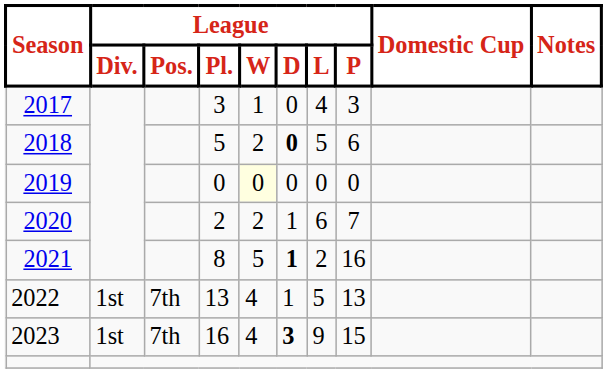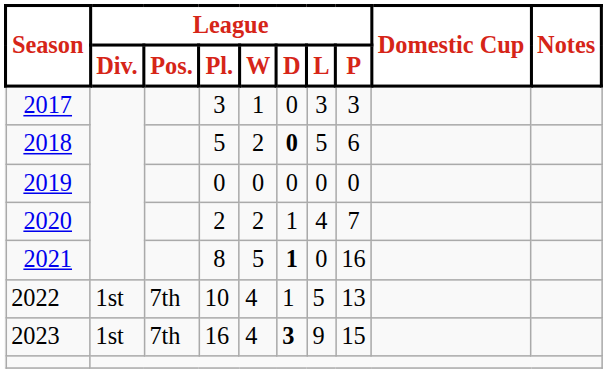(321, 105) 4 -> (321, 105) 3
(258, 182) lightyellow background -> (258, 182) no background
(321, 221) 6 -> (321, 221) 4
(321, 259) 2 -> (321, 259) 0
(217, 298) 13 -> (217, 298) 10
